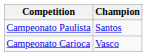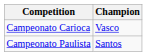rows swapped: (48, 43) <-> (49, 28)
